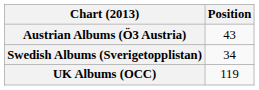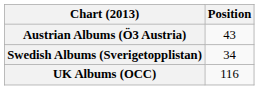(229, 74) 119 -> (229, 74) 116
